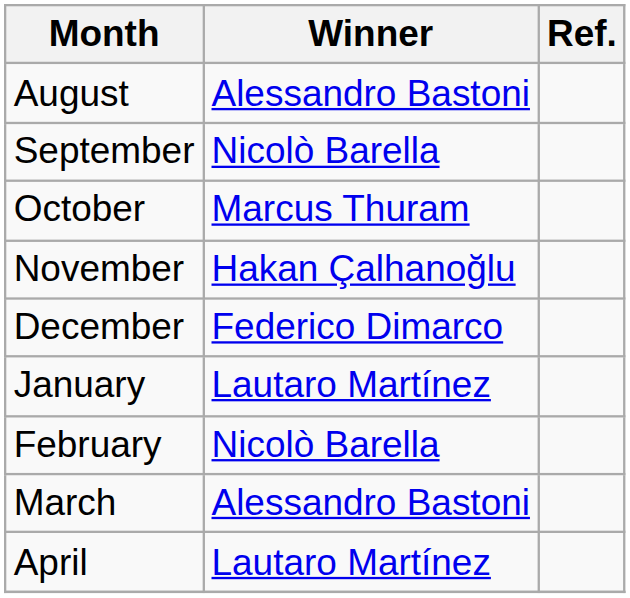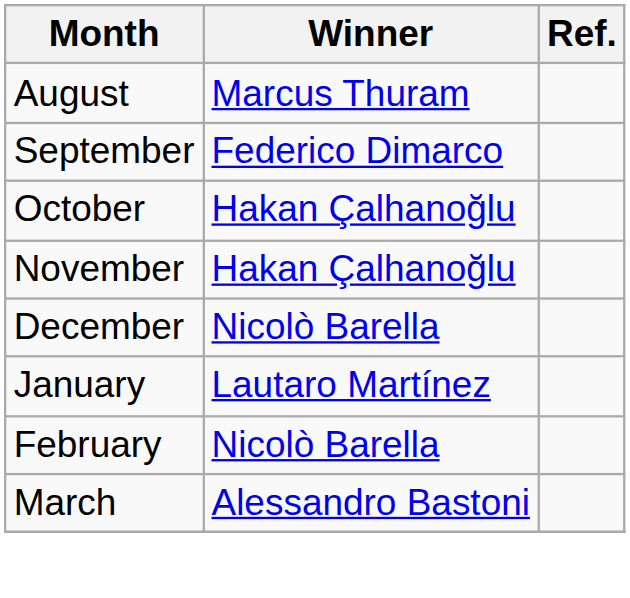(371, 92) Alessandro Bastoni -> (341, 92) Marcus Thuram
(326, 151) Nicolò Barella -> (357, 151) Federico Dimarco
(341, 209) Marcus Thuram -> (364, 209) Hakan Çalhanoğlu
(357, 326) Federico Dimarco -> (326, 326) Nicolò Barella
- row: (51, 561)
